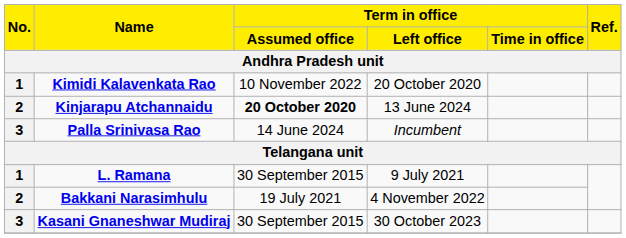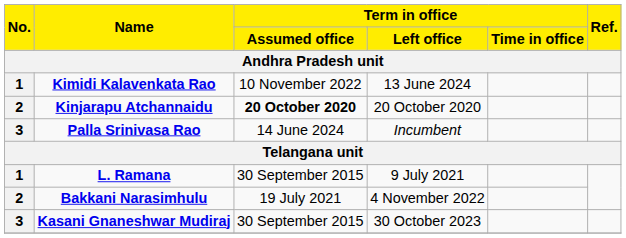(427, 84) 20 October 2020 -> (427, 84) 13 June 2024
(427, 107) 13 June 2024 -> (427, 107) 20 October 2020
